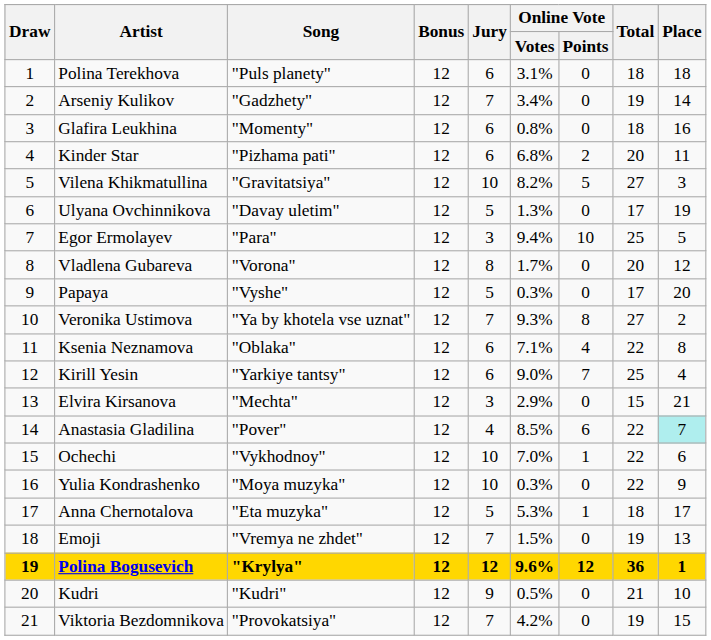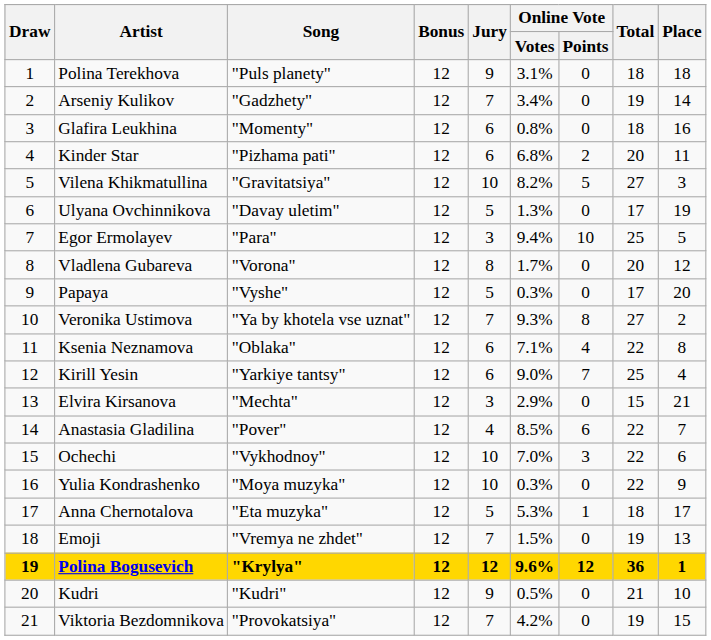(490, 73) 6 -> (490, 73) 9
(682, 429) paleturquoise background -> (682, 429) no background
(585, 456) 1 -> (585, 456) 3
